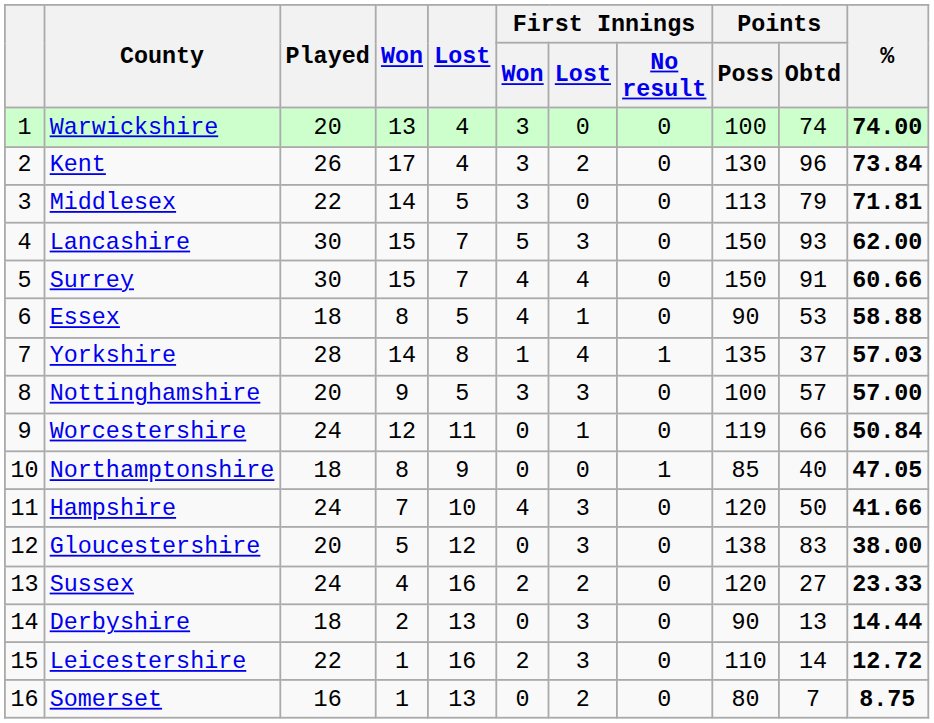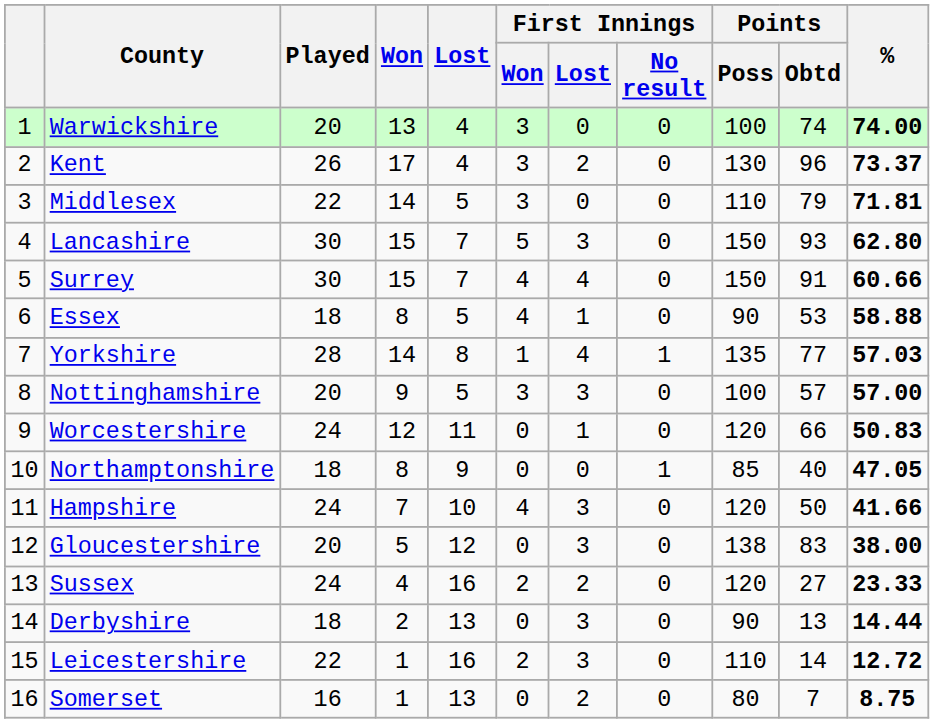(887, 165) 73.84 -> (887, 165) 73.37
(746, 204) 113 -> (746, 204) 110
(887, 242) 62.00 -> (887, 242) 62.80
(813, 356) 37 -> (813, 356) 77
(746, 432) 119 -> (746, 432) 120
(887, 432) 50.84 -> (887, 432) 50.83
